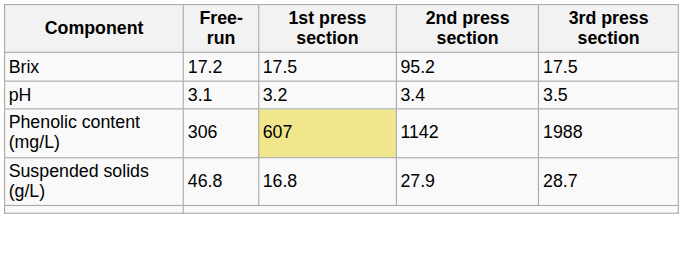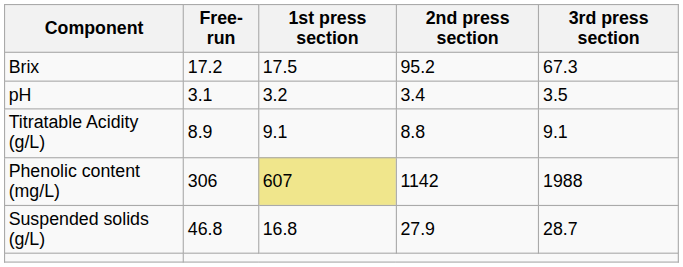(560, 66) 17.5 -> (560, 66) 67.3
+ row: (73, 133)
